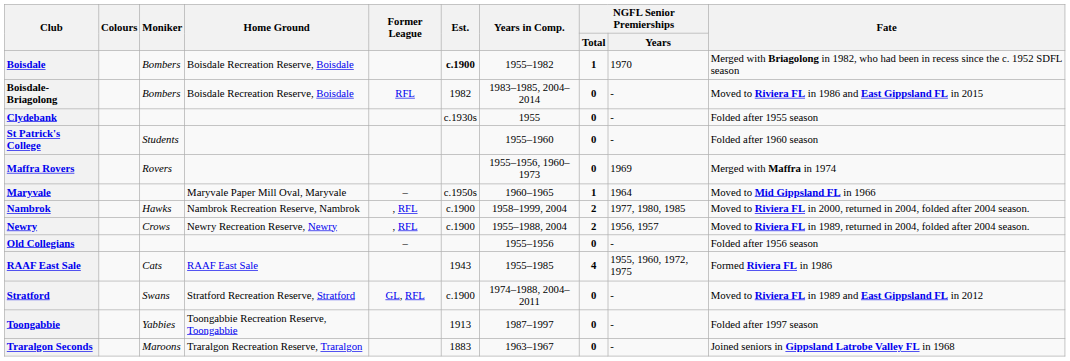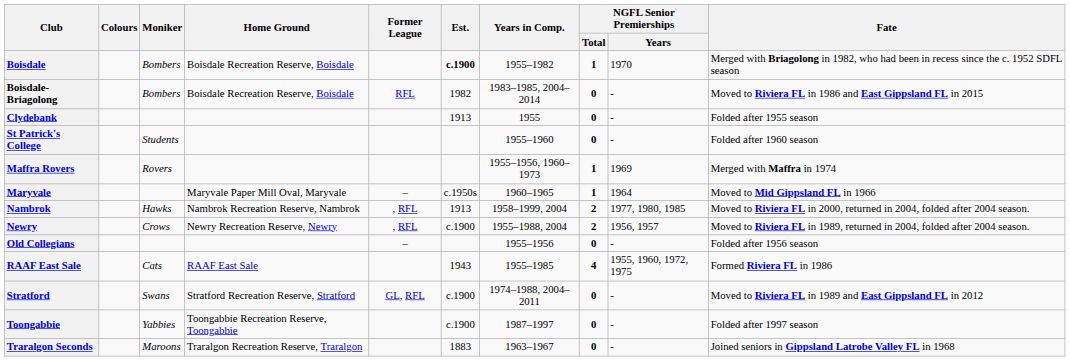(460, 117) c.1930s -> (460, 117) 1913
(594, 169) 0 -> (594, 169) 1
(460, 209) c.1900 -> (460, 209) 1913
(460, 324) 1913 -> (460, 324) c.1900
